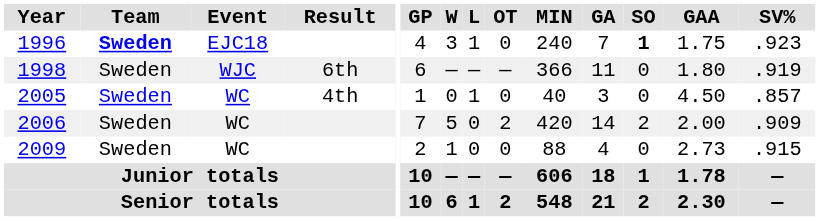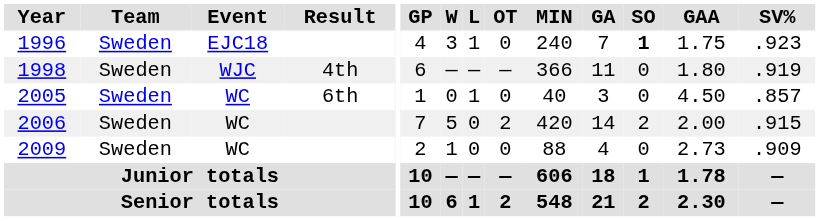(135, 44) bold -> (135, 44) normal
(340, 70) 6th -> (340, 70) 4th
(340, 97) 4th -> (340, 97) 6th
(777, 123) .909 -> (777, 123) .915
(777, 150) .915 -> (777, 150) .909
